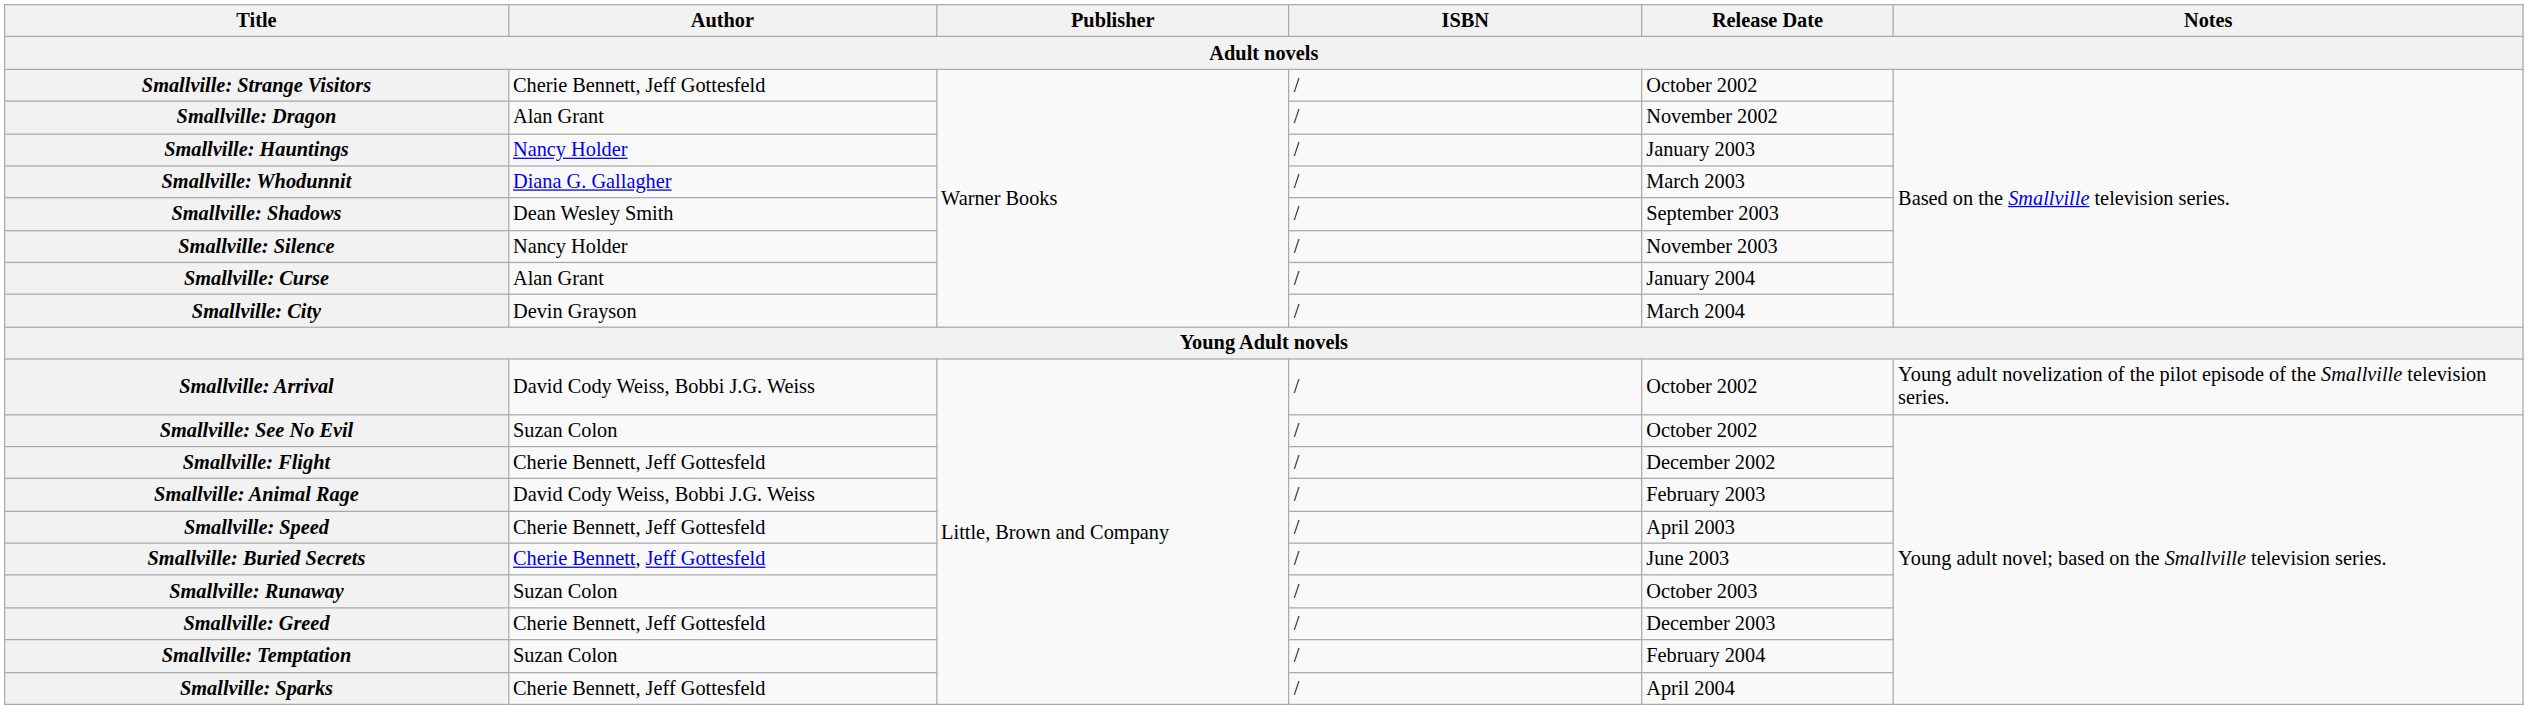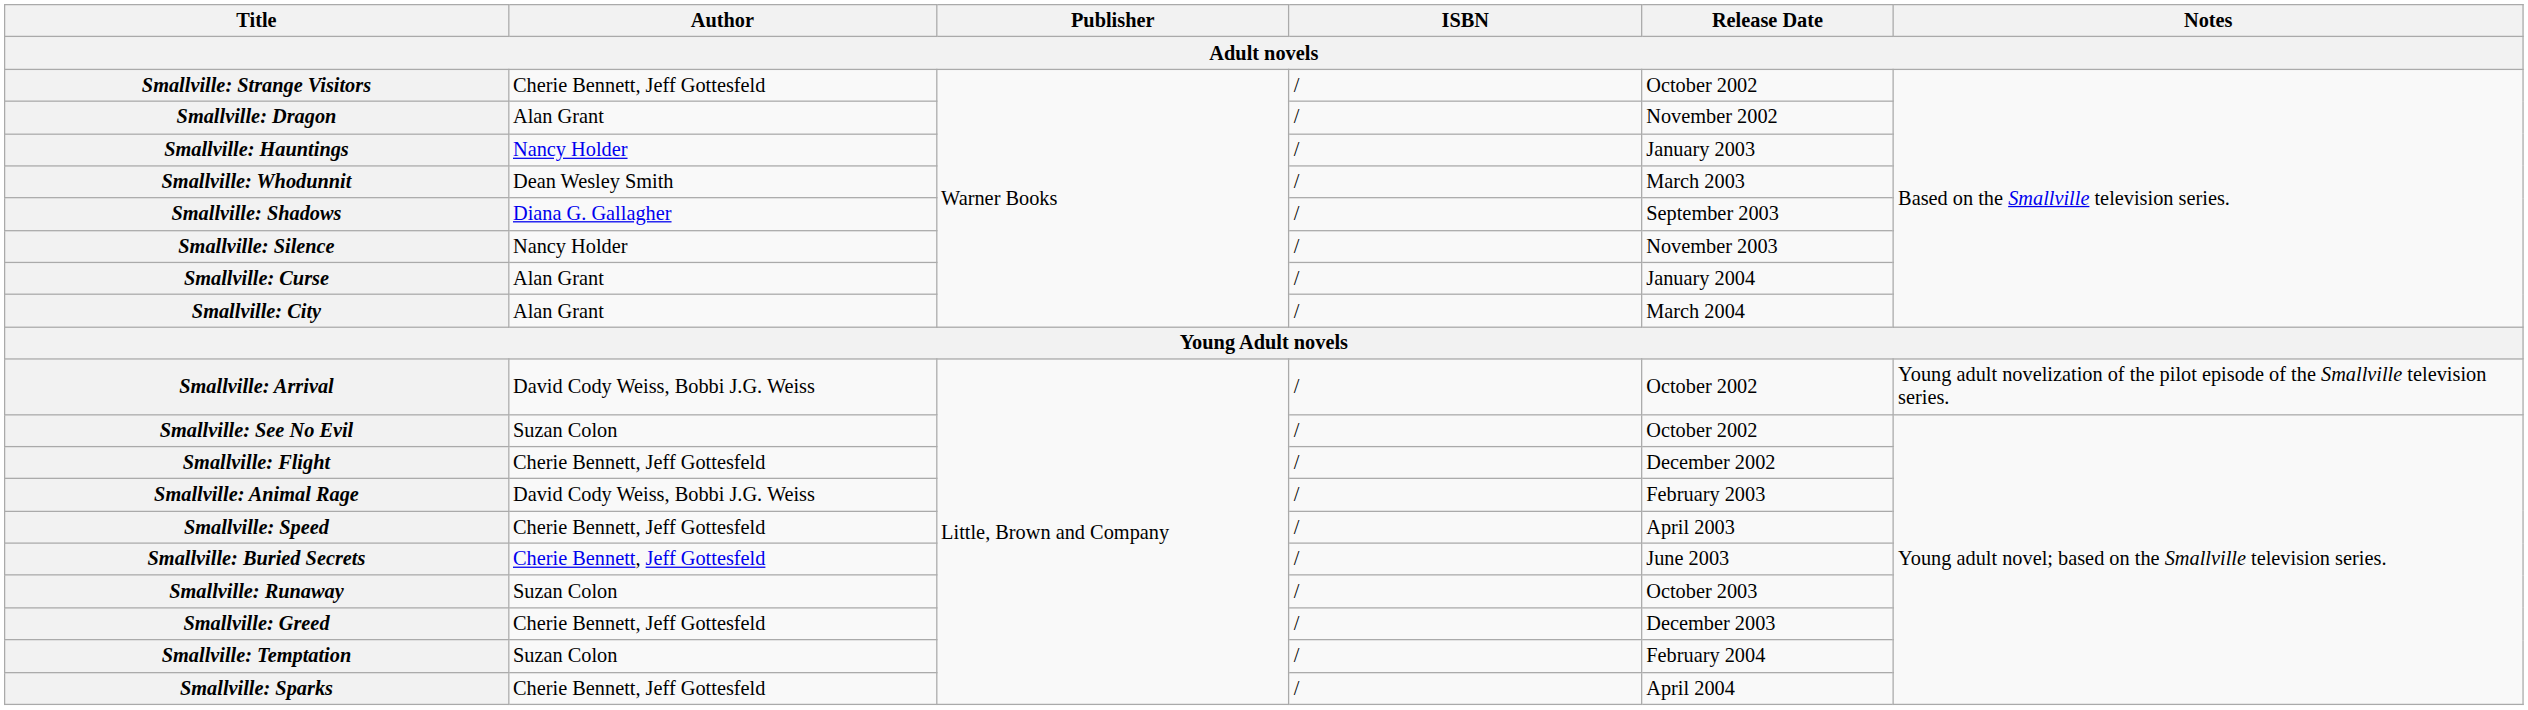(592, 181) Diana G. Gallagher -> (593, 181) Dean Wesley Smith
(593, 213) Dean Wesley Smith -> (592, 213) Diana G. Gallagher
(575, 310) Devin Grayson -> (558, 310) Alan Grant
